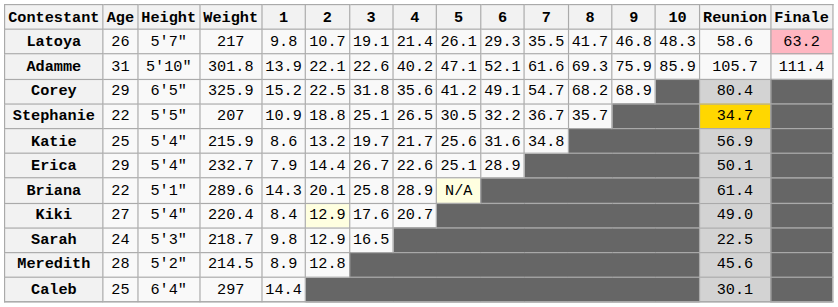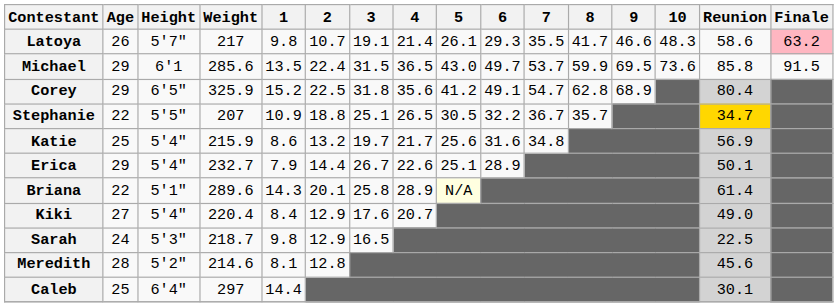(634, 42) 46.8 -> (634, 42) 46.6
- row: (54, 67)
+ row: (54, 67)
(590, 91) 68.2 -> (590, 91) 62.8
(327, 215) lightyellow background -> (327, 215) no background
(231, 265) 214.5 -> (231, 265) 214.6
(284, 265) 8.9 -> (284, 265) 8.1
